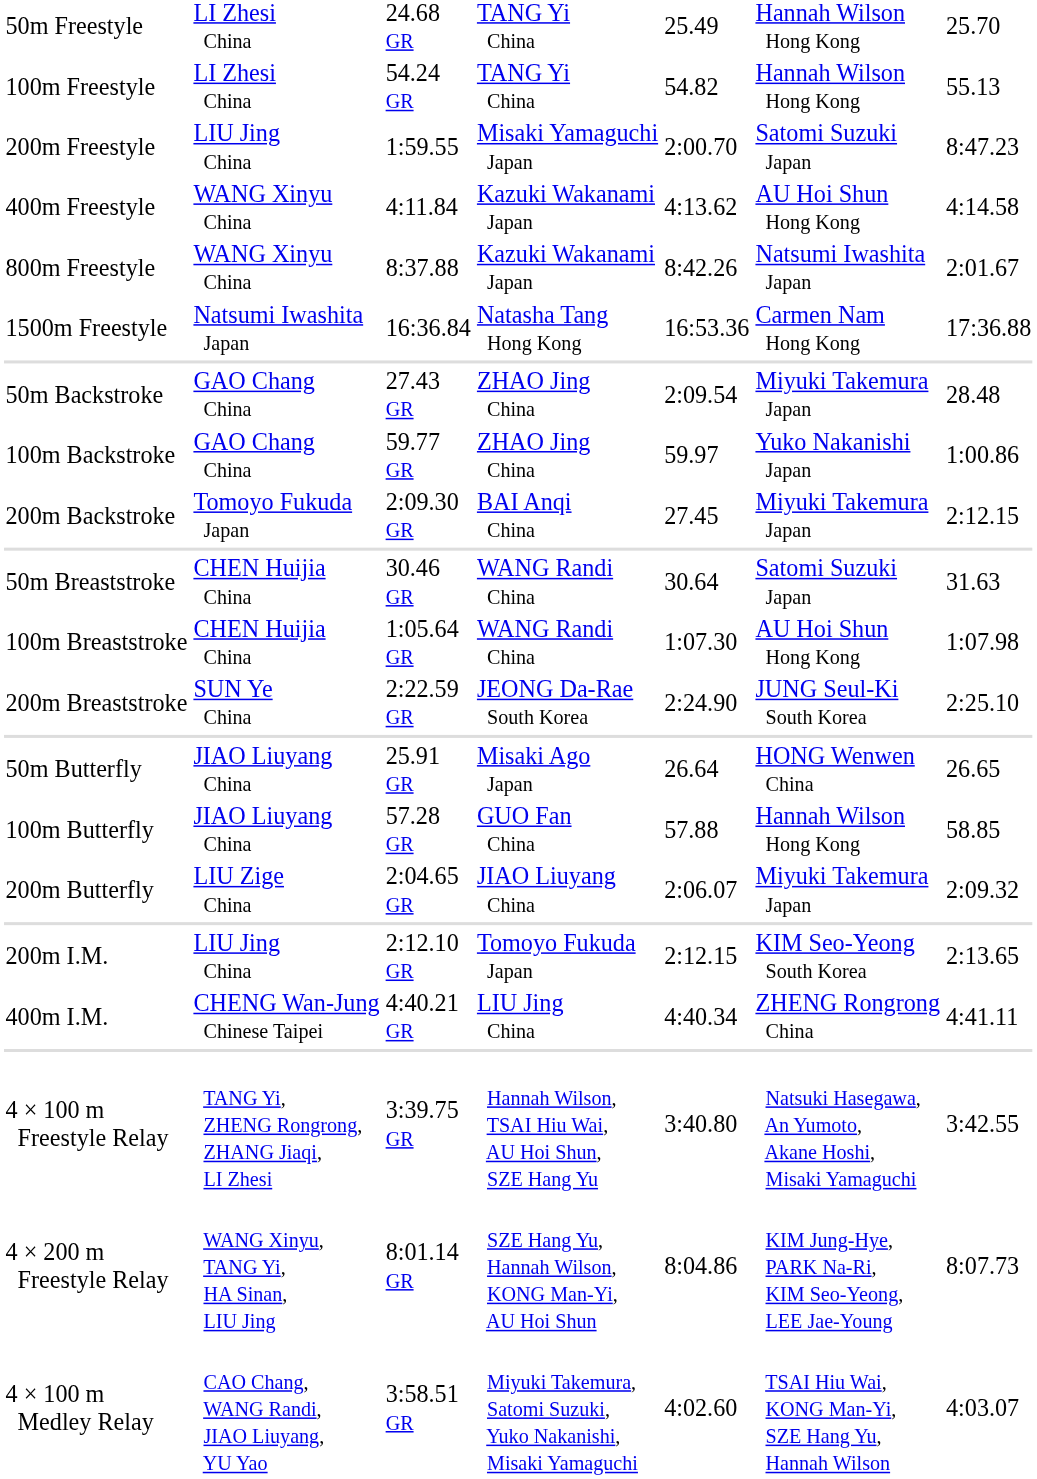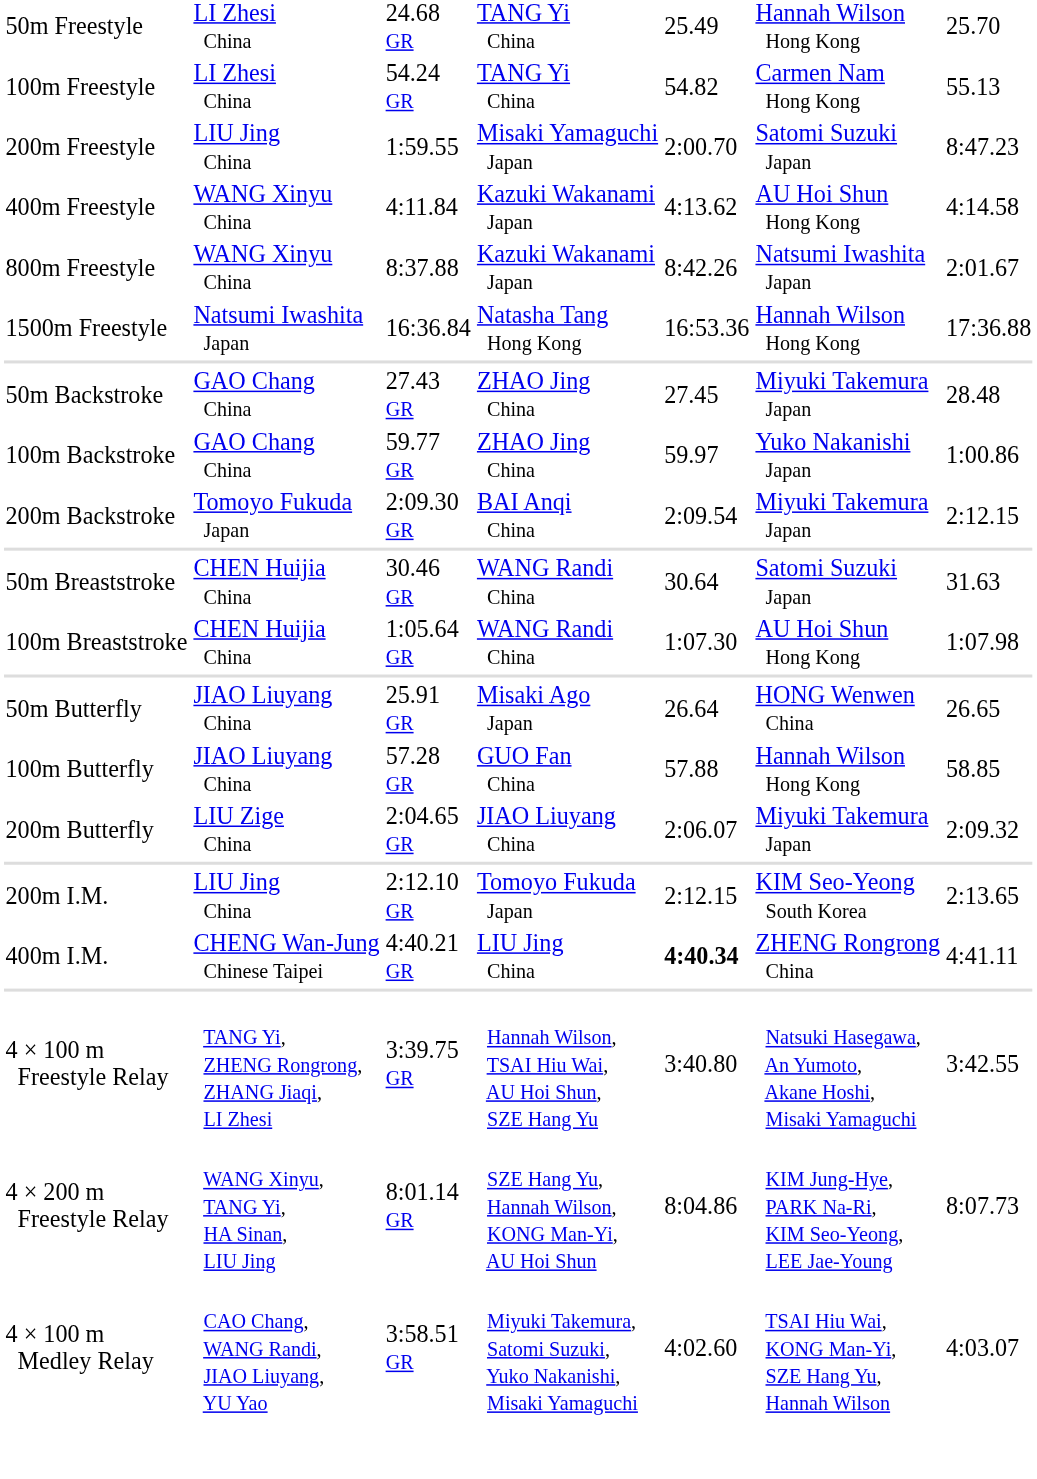(830, 86) Hannah Wilson Hong Kong -> (820, 86) Carmen Nam Hong Kong
(820, 328) Carmen Nam Hong Kong -> (830, 328) Hannah Wilson Hong Kong
(701, 394) 2:09.54 -> (691, 394) 27.45
(691, 515) 27.45 -> (701, 515) 2:09.54
- row: (96, 702)
(701, 1017) normal -> (701, 956) bold
